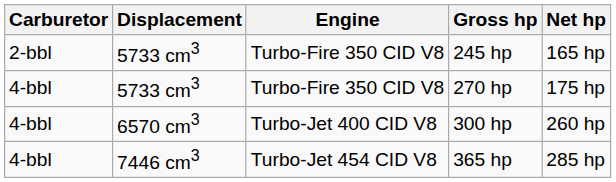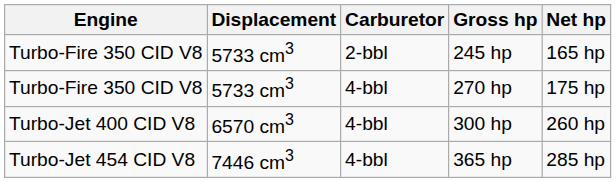columns swapped: (348, 19) <-> (59, 19)
